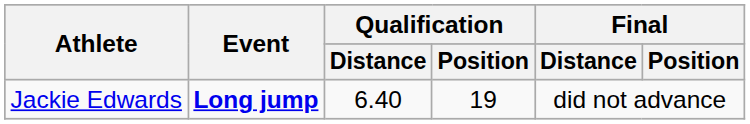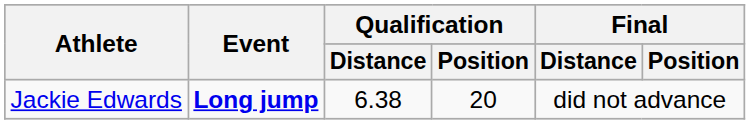(378, 100) 6.40 -> (378, 100) 6.38
(483, 100) 19 -> (483, 100) 20
